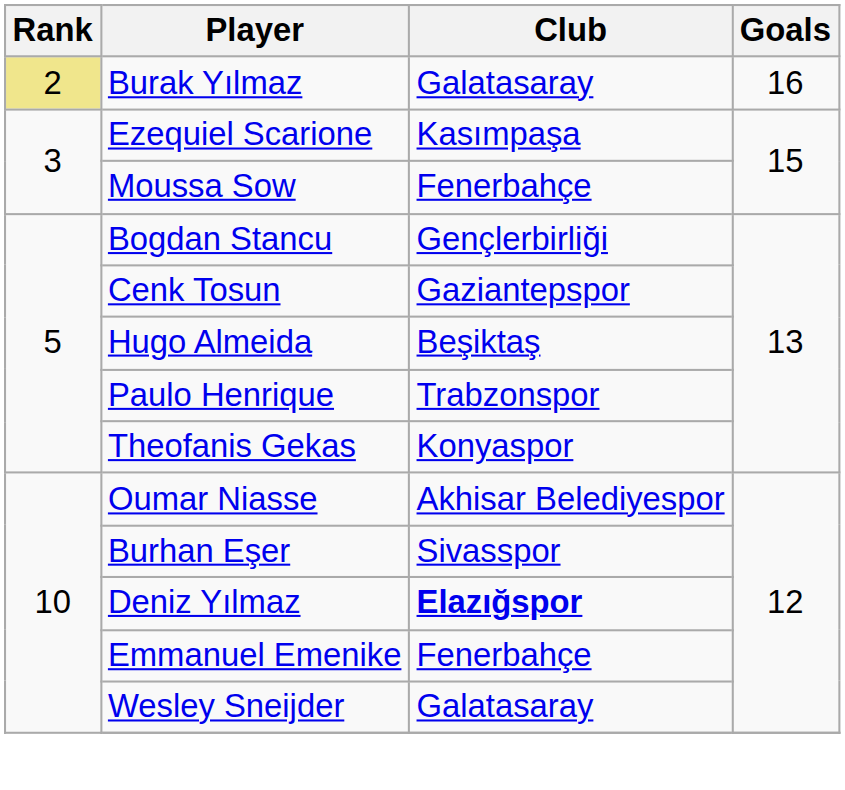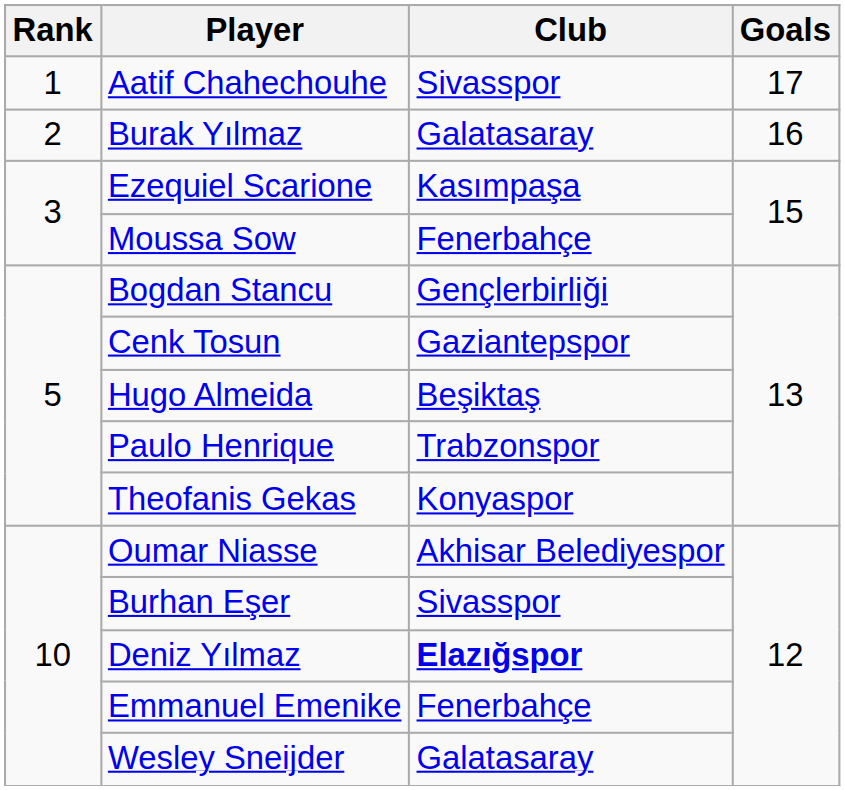+ row: (247, 82)
(53, 82) khaki background -> (53, 134) no background
